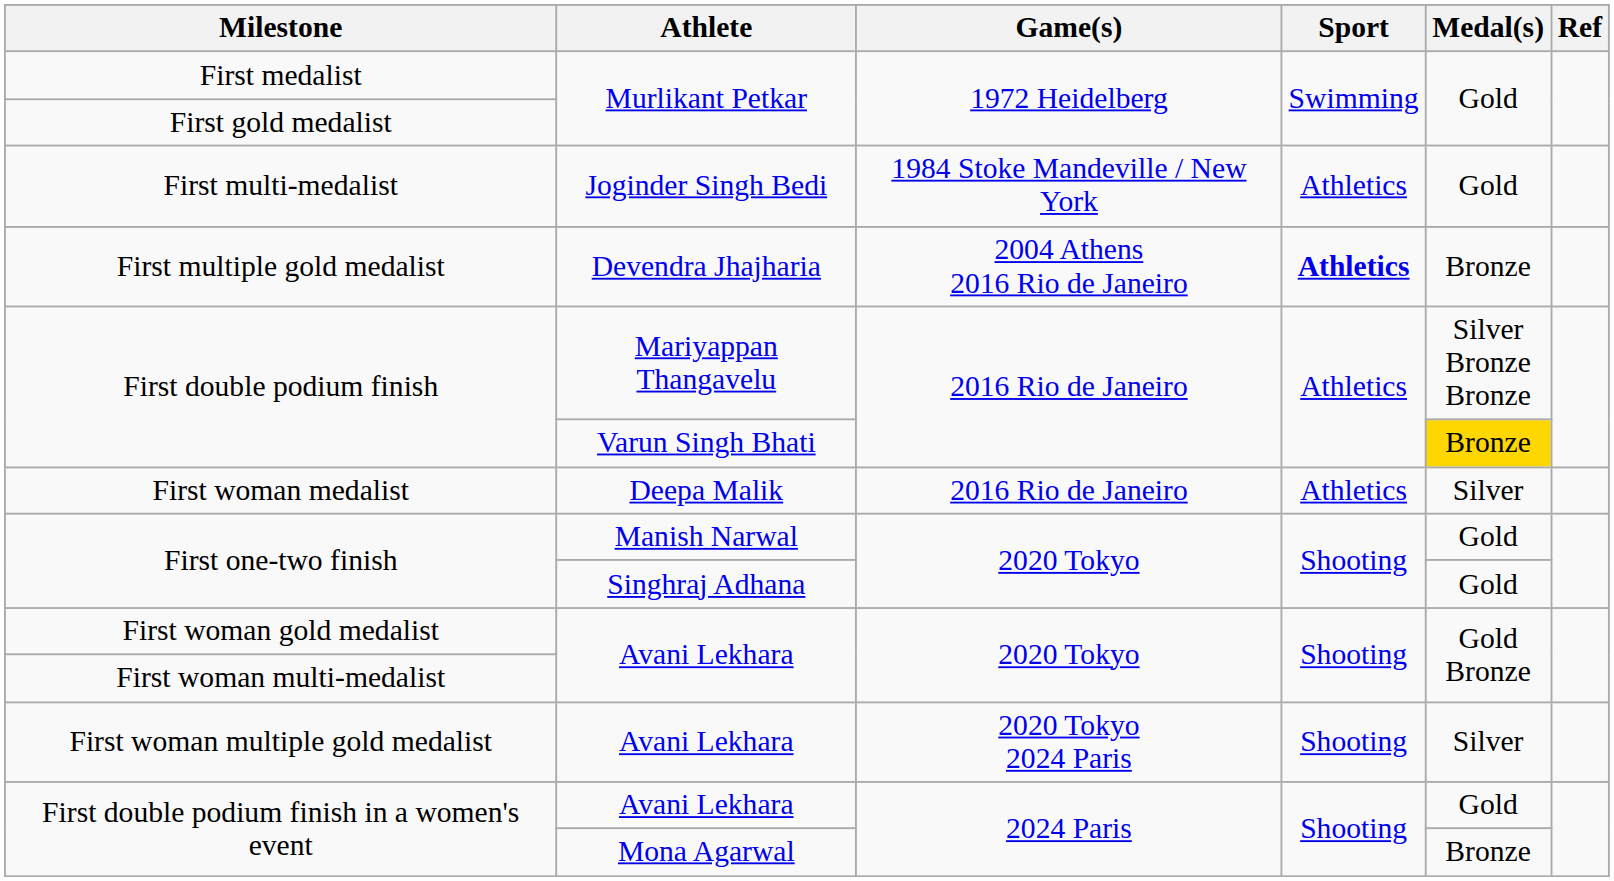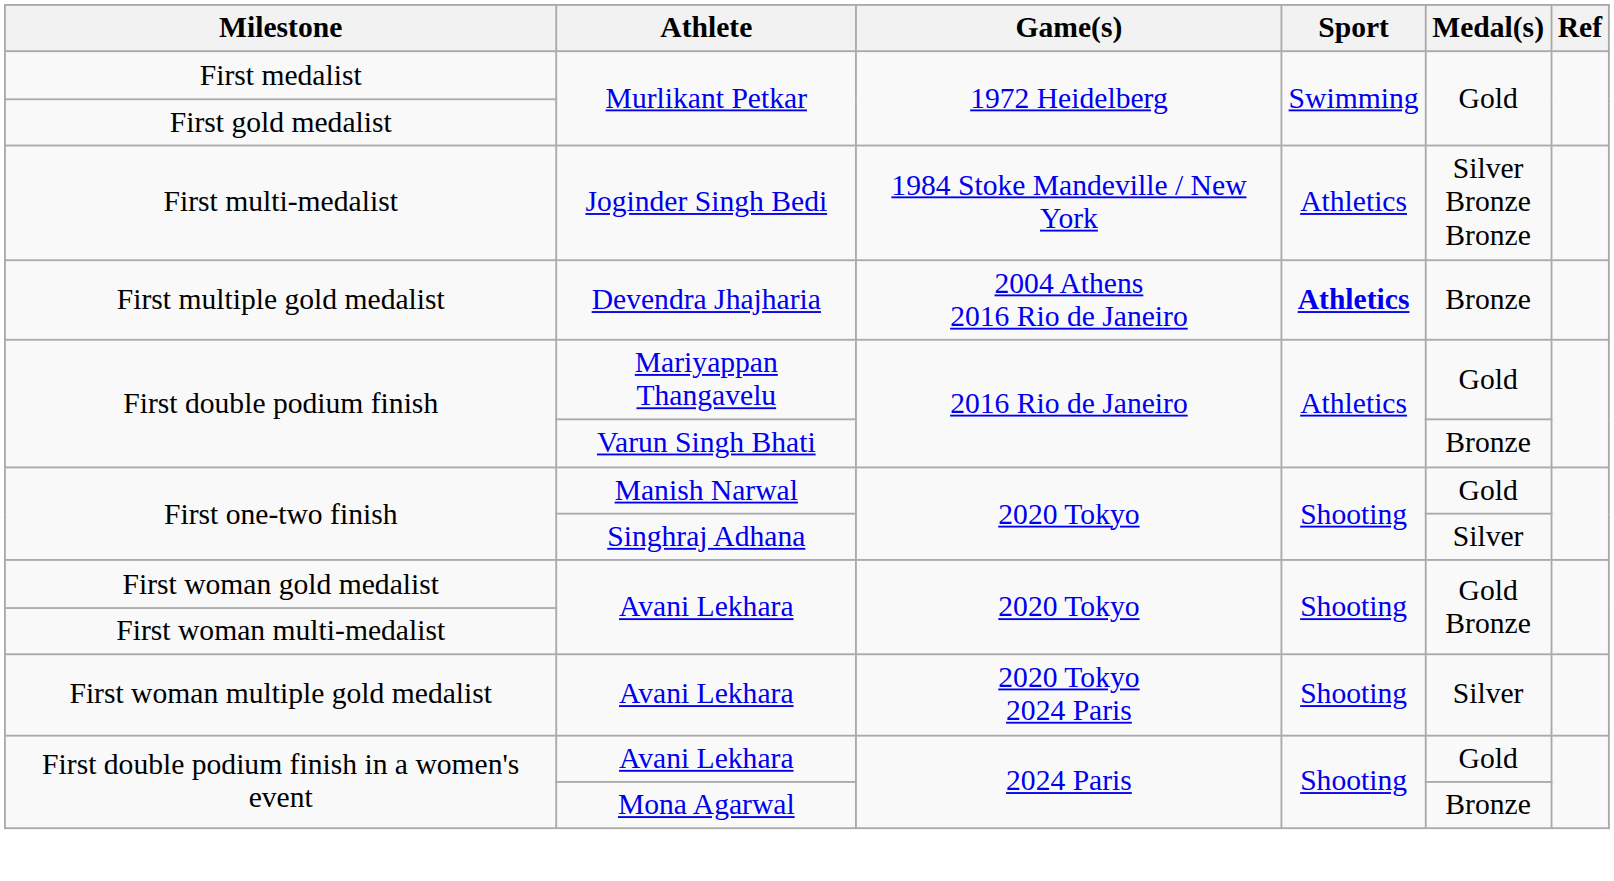(1488, 185) Gold -> (1488, 202) Silver Bronze Bronze
(1488, 362) Silver Bronze Bronze -> (1488, 379) Gold
(1488, 442) gold background -> (1488, 442) no background
- row: (281, 489)
(1488, 583) Gold -> (1488, 536) Silver
